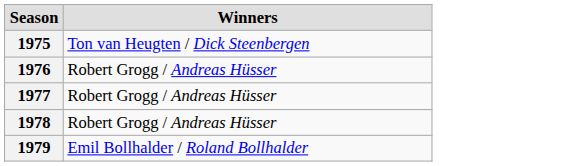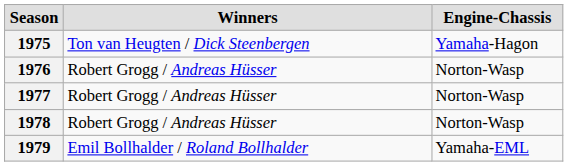+ column: (497, 17)
